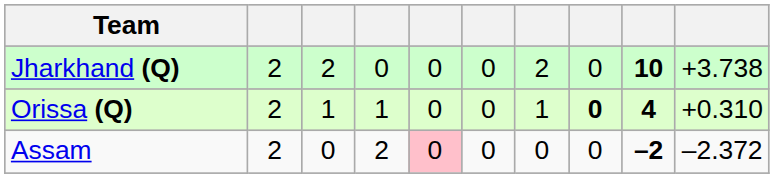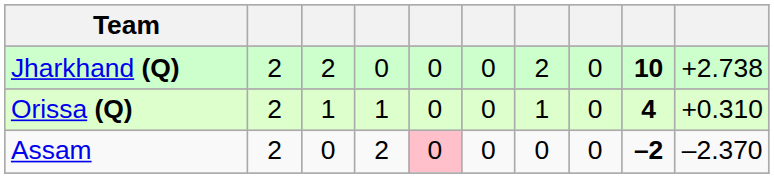(722, 67) +3.738 -> (722, 67) +2.738
(595, 109) bold -> (595, 109) normal
(722, 151) –2.372 -> (722, 151) –2.370
